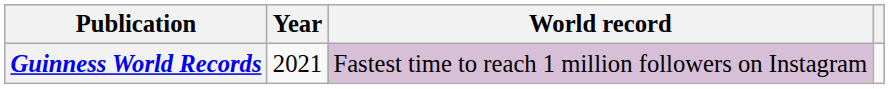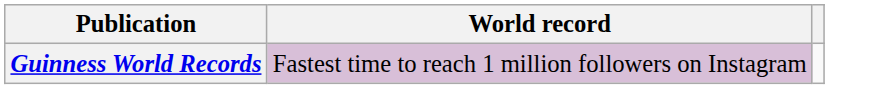- column: (297, 24)
